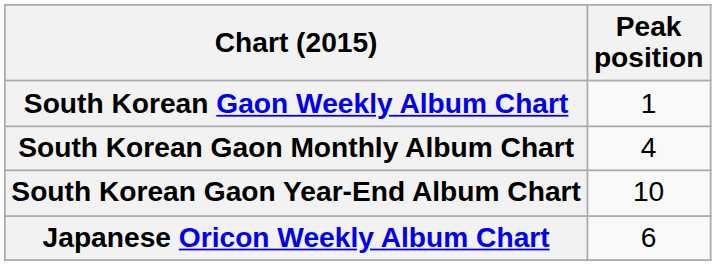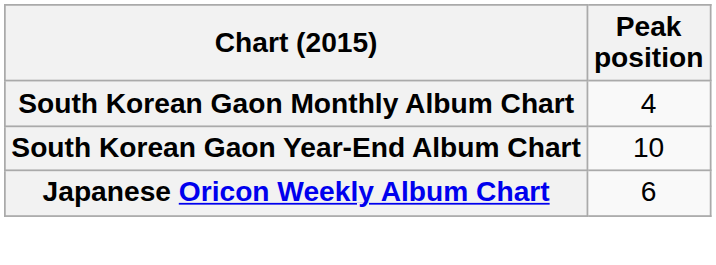- row: (296, 103)
